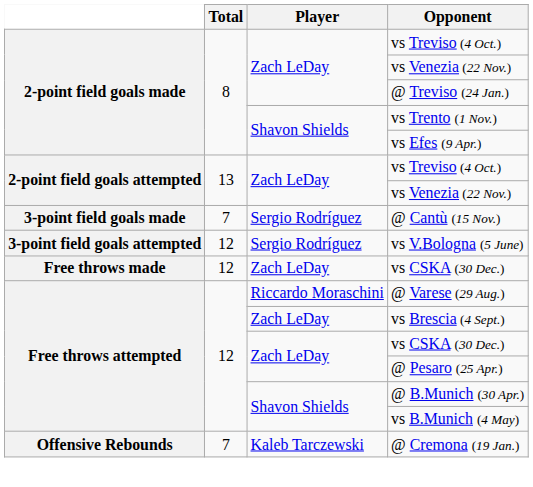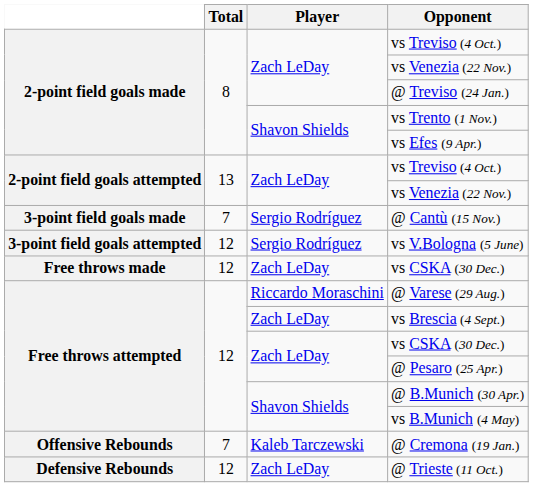+ row: (105, 469)
